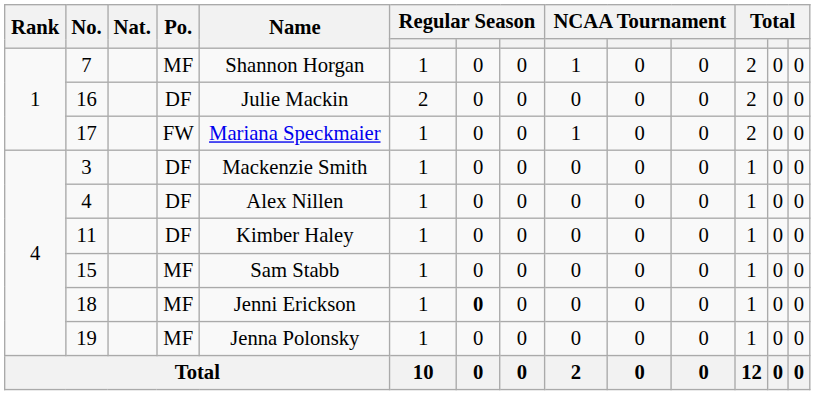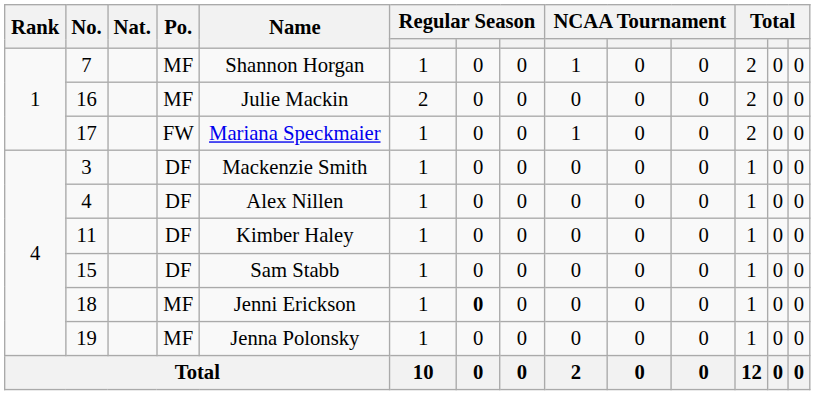(178, 99) DF -> (178, 99) MF
(178, 269) MF -> (178, 269) DF
